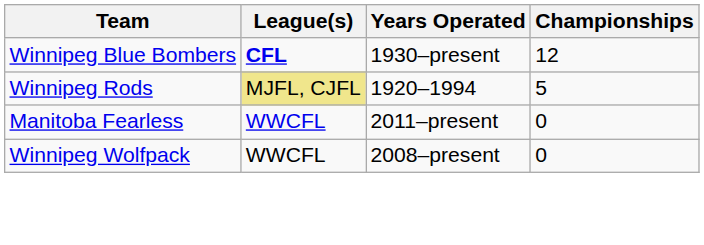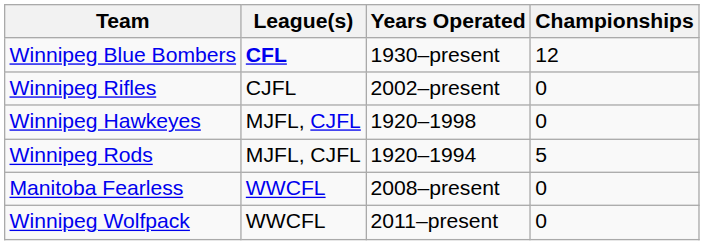+ row: (83, 88)
+ row: (105, 121)
(303, 88) khaki background -> (303, 155) no background
(434, 121) 2011–present -> (435, 188) 2008–present
(435, 155) 2008–present -> (434, 222) 2011–present
